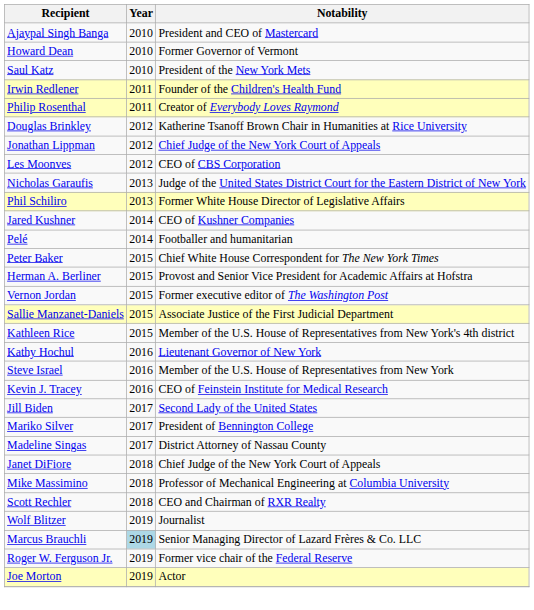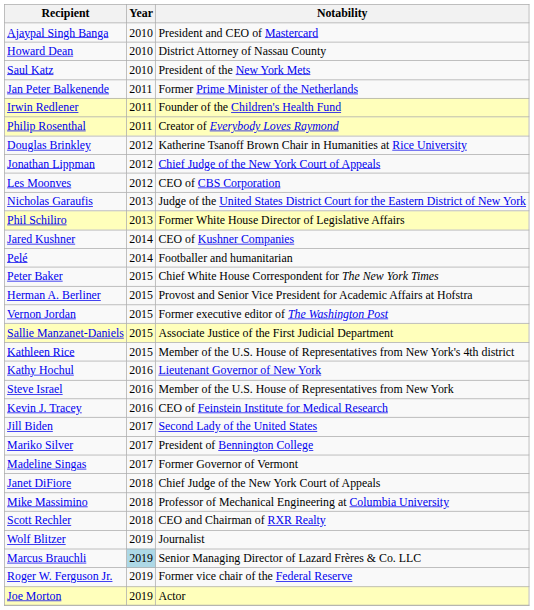(228, 51) Former Governor of Vermont -> (242, 51) District Attorney of Nassau County
+ row: (58, 88)
(242, 445) District Attorney of Nassau County -> (228, 464) Former Governor of Vermont
